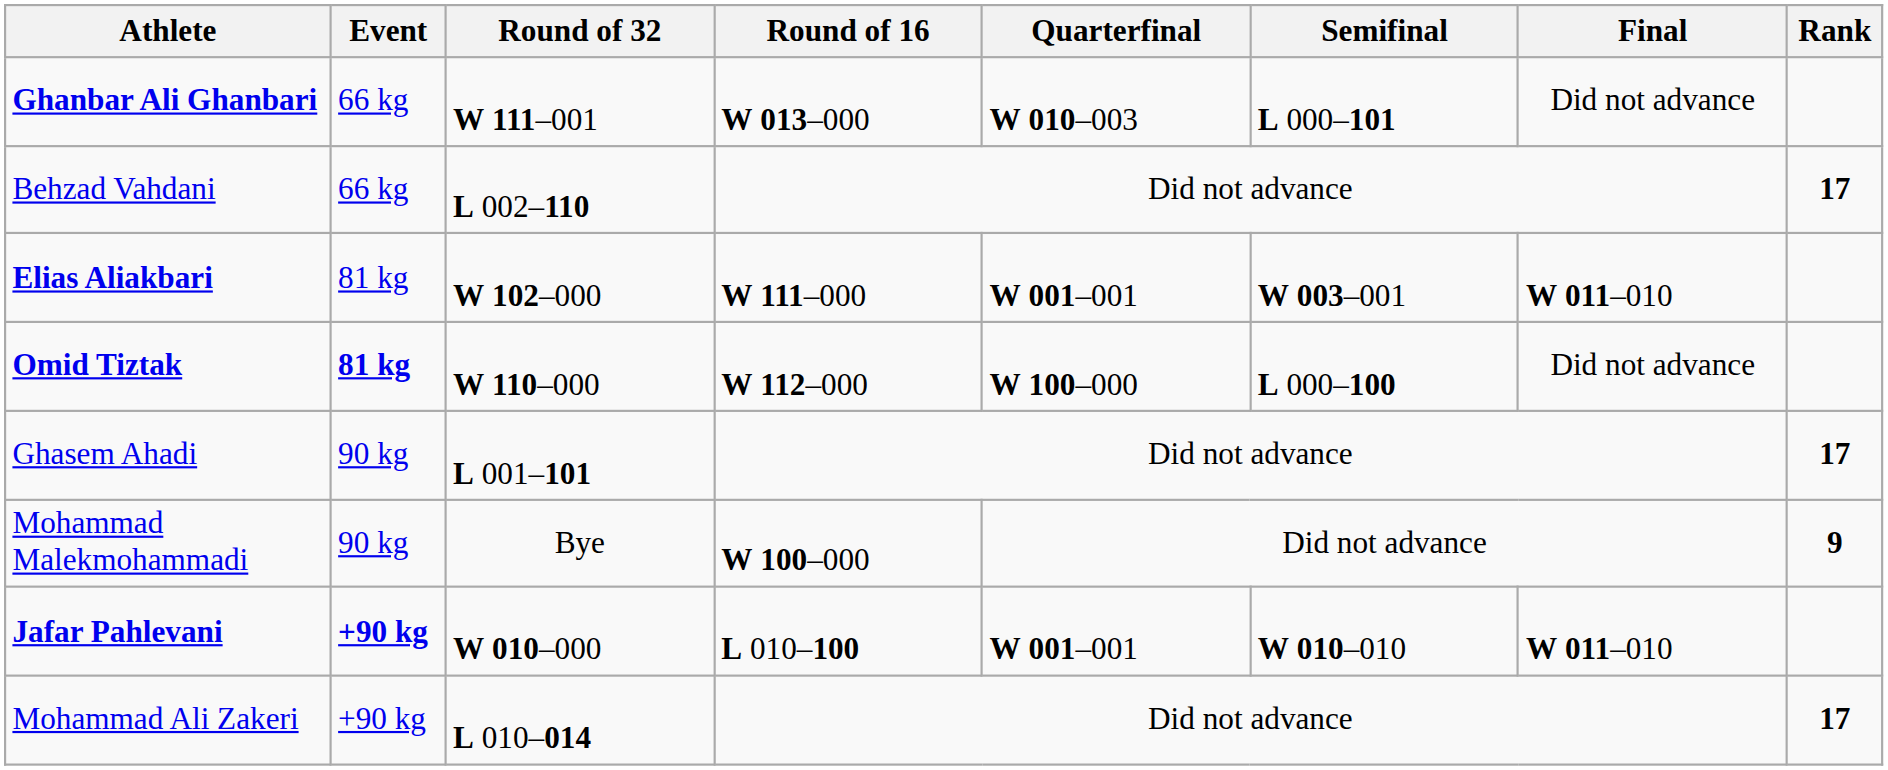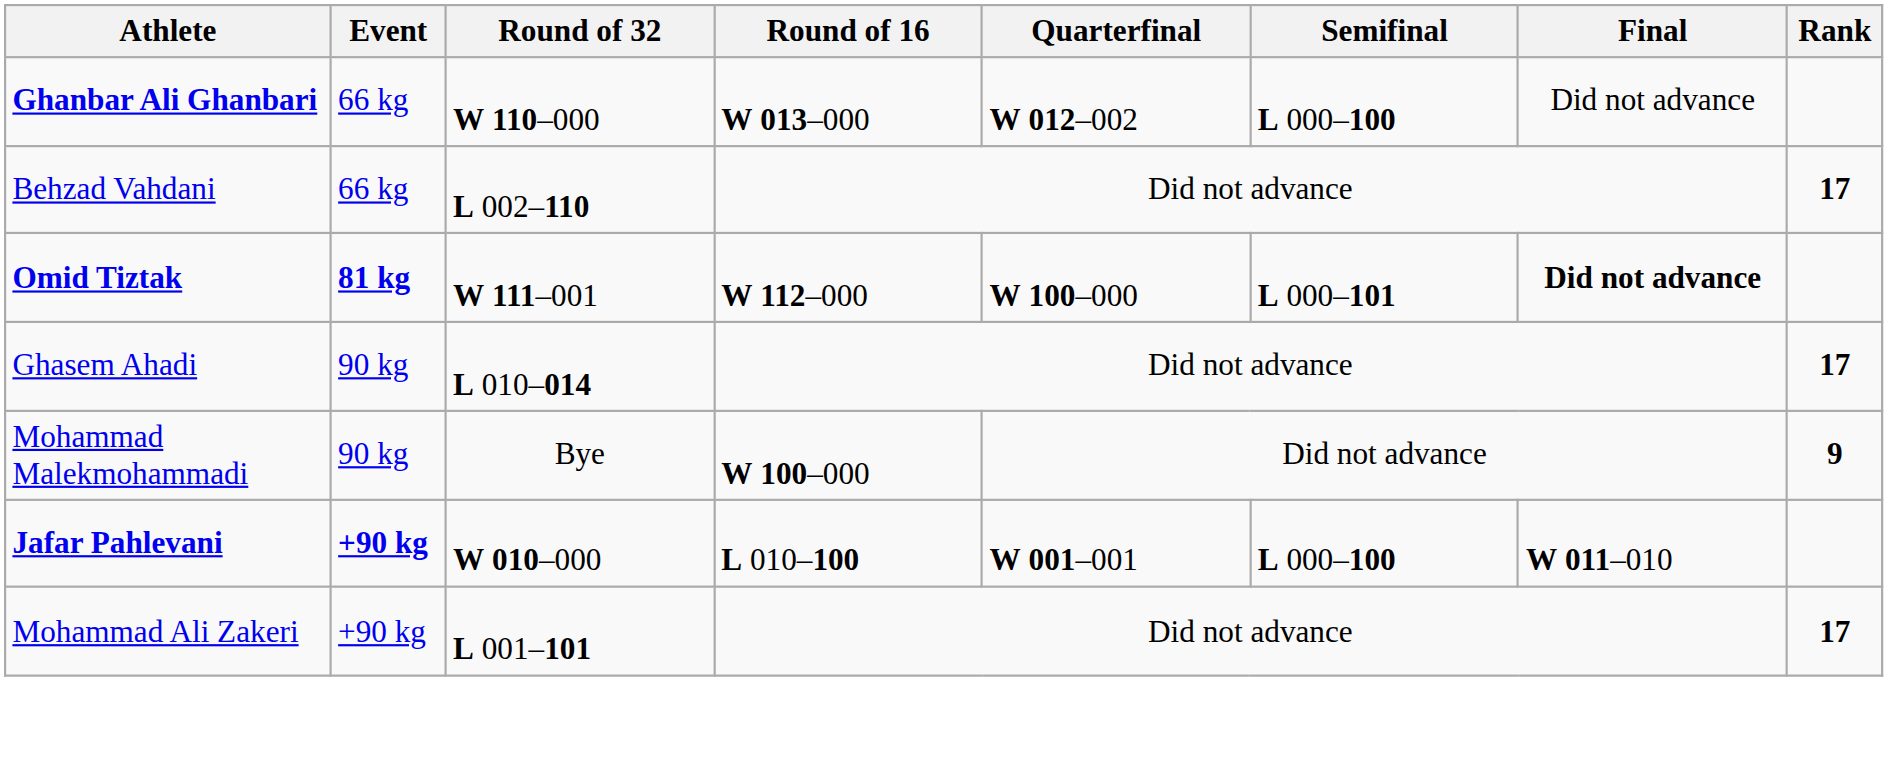(525, 119) W 111–001 -> (526, 119) W 110–000
(1064, 119) W 010–003 -> (1064, 119) W 012–002
(1327, 119) L 000–101 -> (1327, 119) L 000–100
- row: (113, 277)
(526, 384) W 110–000 -> (525, 295) W 111–001
(1327, 384) L 000–100 -> (1327, 295) L 000–101
(1653, 365) normal -> (1653, 277) bold
(522, 472) L 001–101 -> (522, 384) L 010–014
(1332, 649) W 010–010 -> (1327, 561) L 000–100
(522, 738) L 010–014 -> (522, 649) L 001–101
